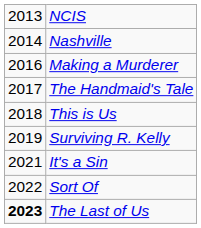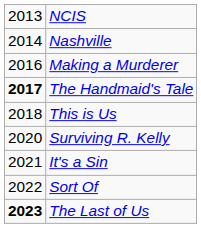(25, 89) normal -> (25, 89) bold
(25, 138) 2019 -> (25, 138) 2020
